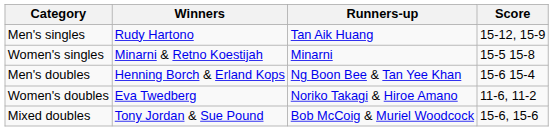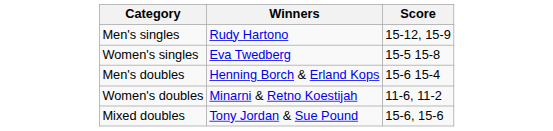- column: (382, 14)
(189, 55) Minarni & Retno Koestijah -> (250, 55) Eva Twedberg
(156, 95) Eva Twedberg -> (283, 95) Minarni & Retno Koestijah
